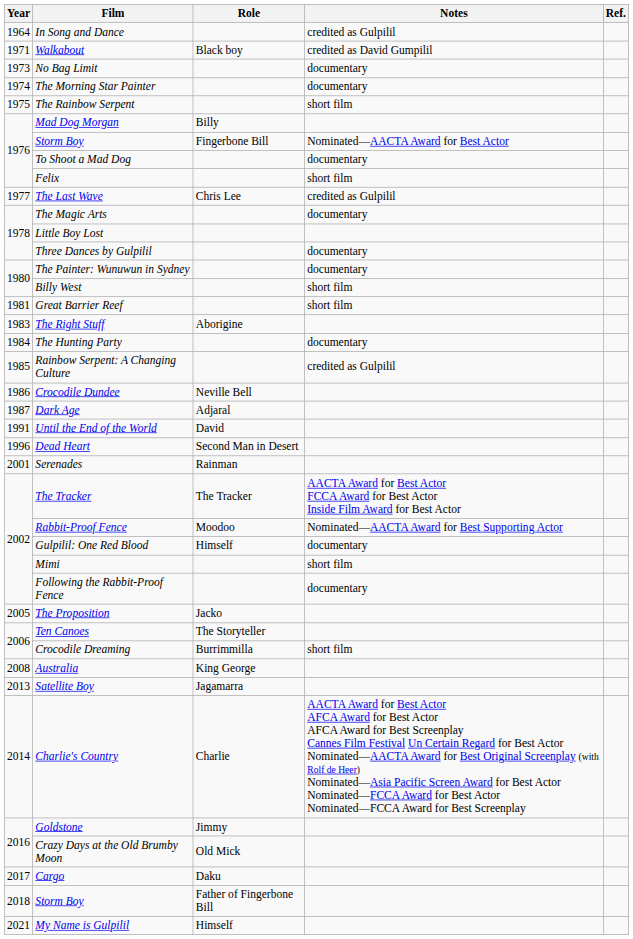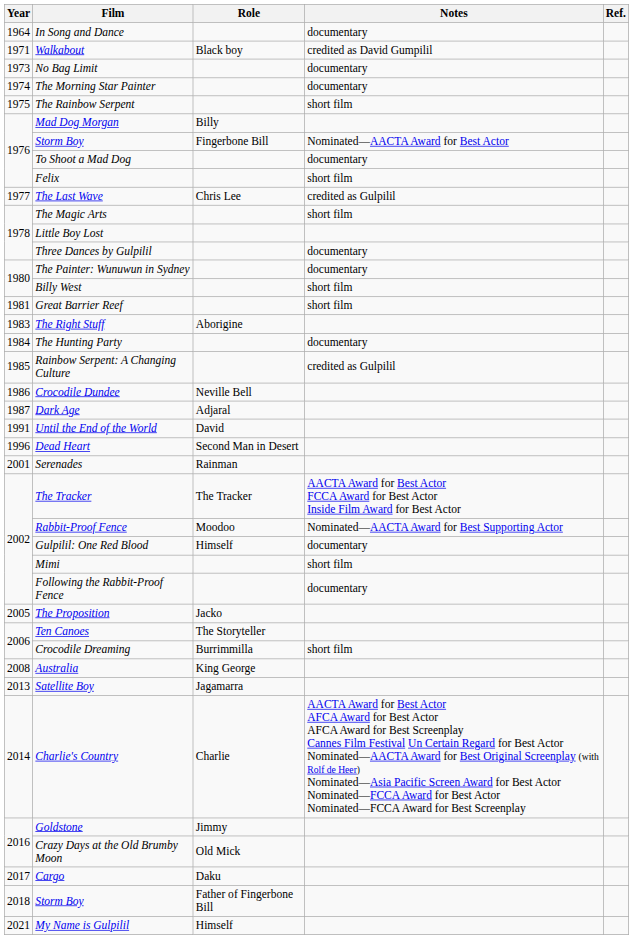(351, 31) credited as Gulpilil -> (337, 31) documentary
(337, 214) documentary -> (330, 214) short film
